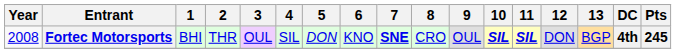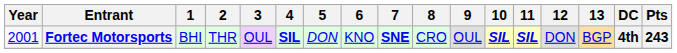(23, 37) 2008 -> (23, 37) 2001
(289, 37) normal -> (290, 37) bold
(656, 37) 245 -> (657, 37) 243
